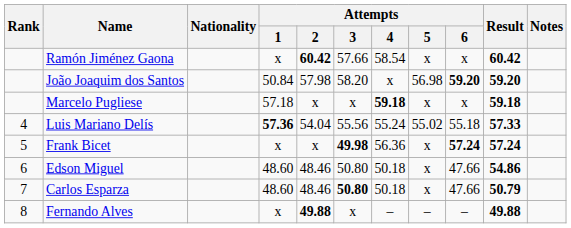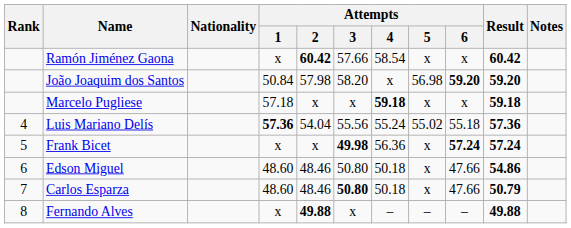(505, 124) 57.33 -> (505, 124) 57.36
